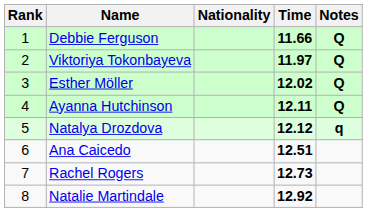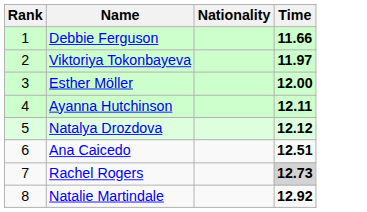- column: (339, 15)
(295, 83) 12.02 -> (295, 83) 12.00
(295, 173) no background -> (295, 173) lightgrey background
